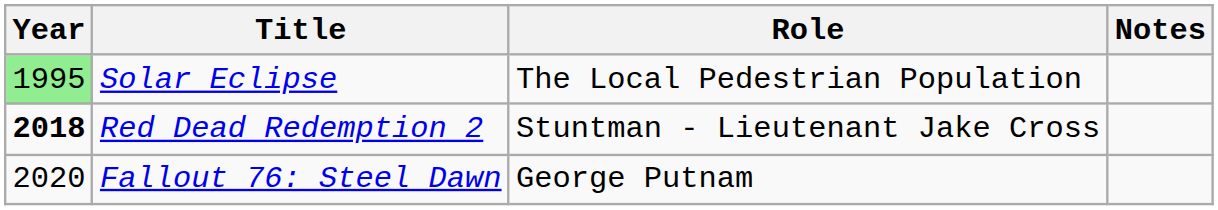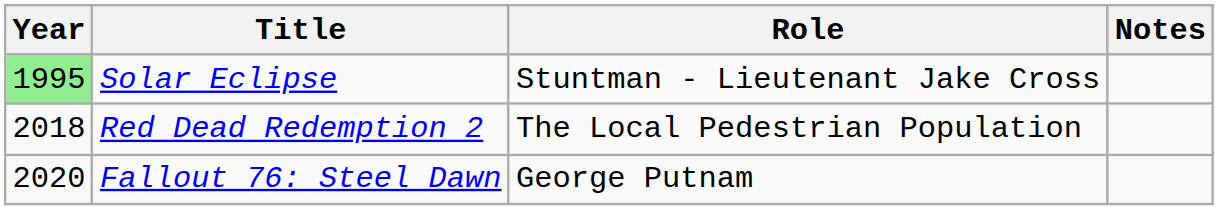(799, 80) The Local Pedestrian Population -> (808, 80) Stuntman - Lieutenant Jake Cross
(49, 129) bold -> (49, 129) normal
(808, 129) Stuntman - Lieutenant Jake Cross -> (799, 129) The Local Pedestrian Population
